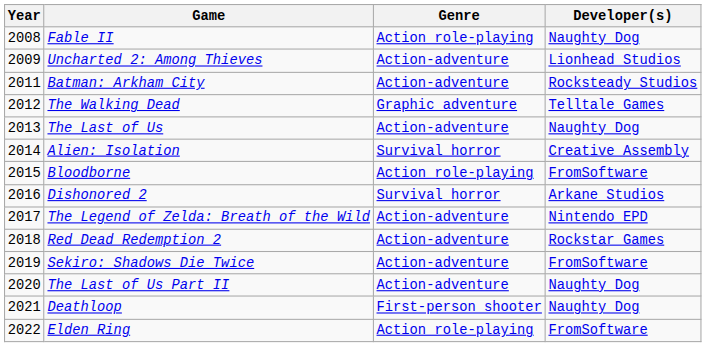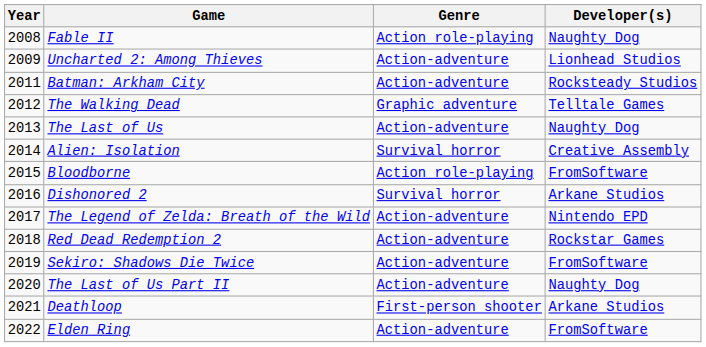(594, 308) Naughty Dog -> (606, 308) Arkane Studios
(455, 330) Action role-playing -> (443, 330) Action-adventure
